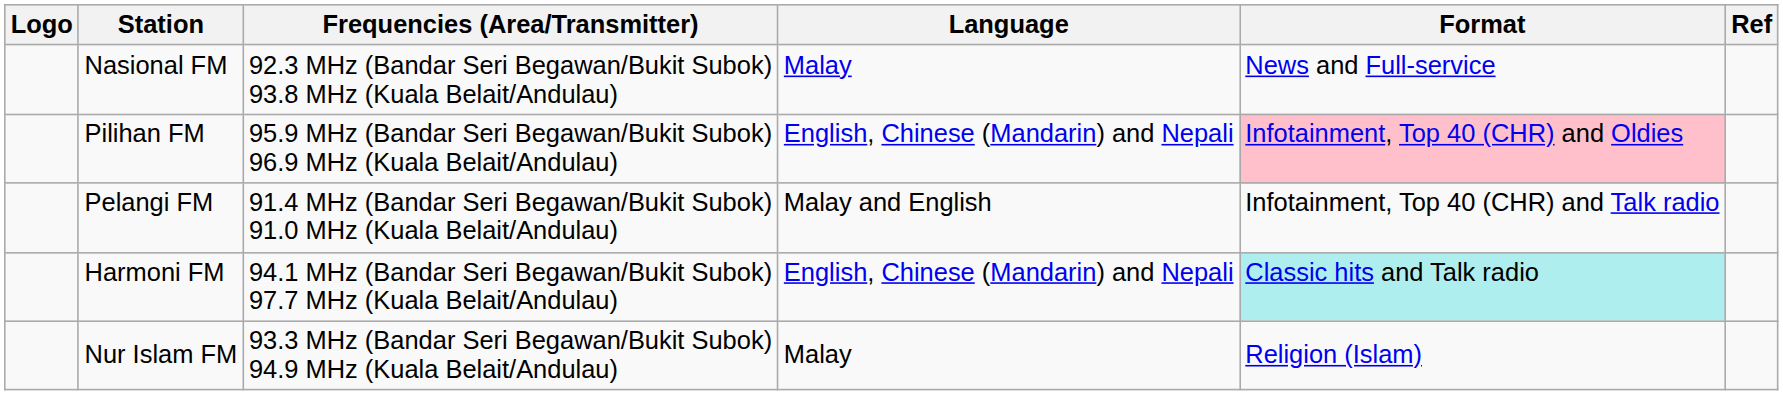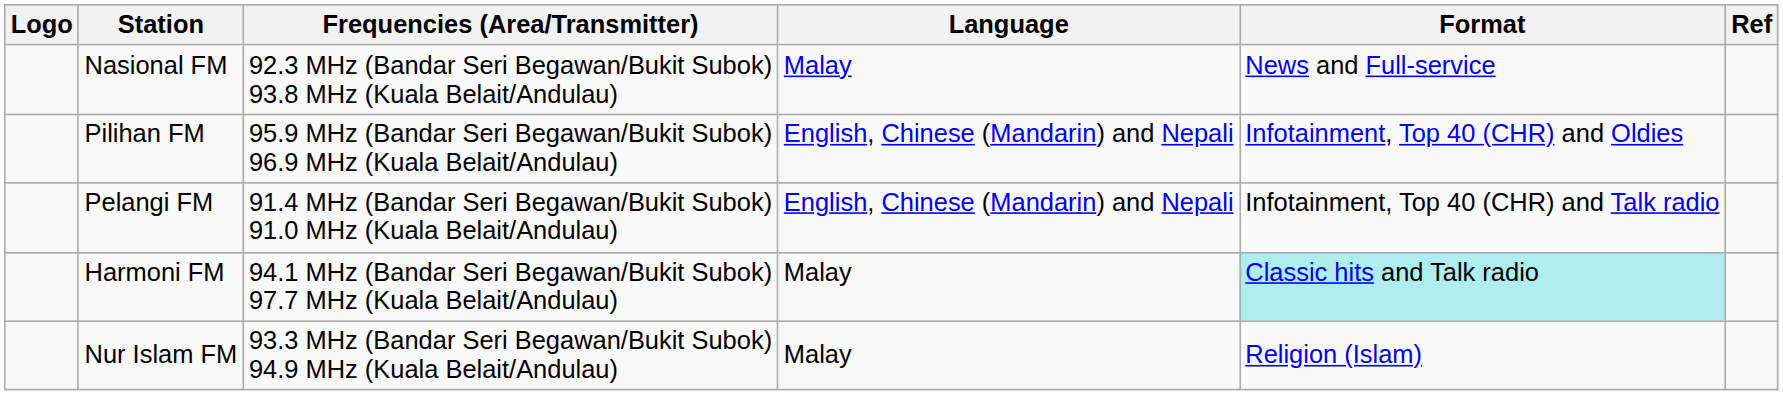(1464, 133) pink background -> (1464, 133) no background
(888, 202) Malay and English -> (1009, 202) English, Chinese (Mandarin) and Nepali
(1009, 271) English, Chinese (Mandarin) and Nepali -> (818, 271) Malay
